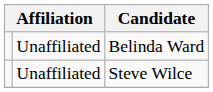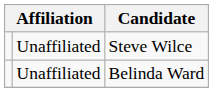rows swapped: (156, 45) <-> (150, 73)
